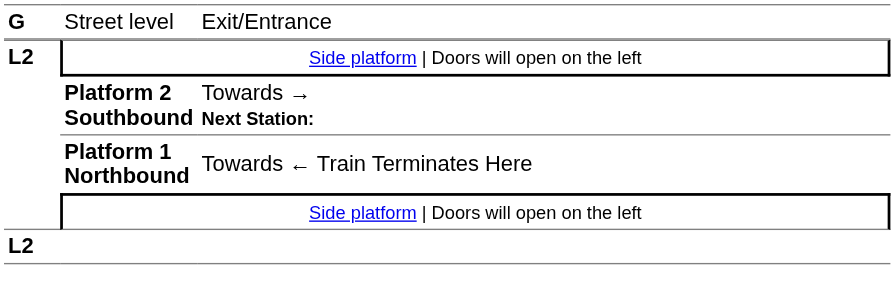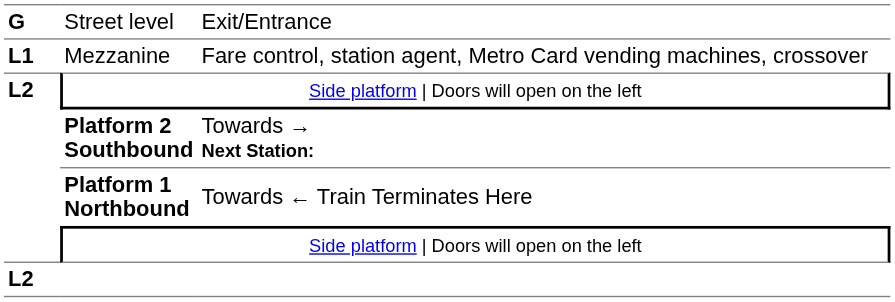+ row: (117, 55)
